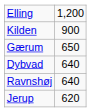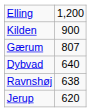(70, 47) 650 -> (70, 47) 807
(70, 81) 640 -> (70, 81) 638
